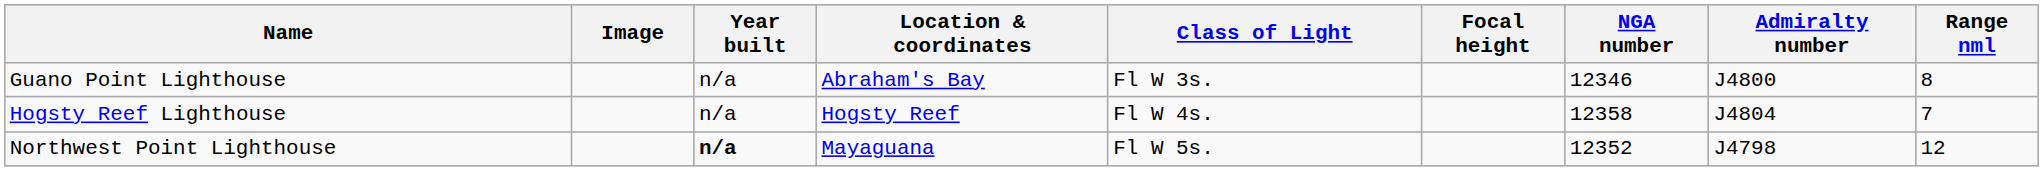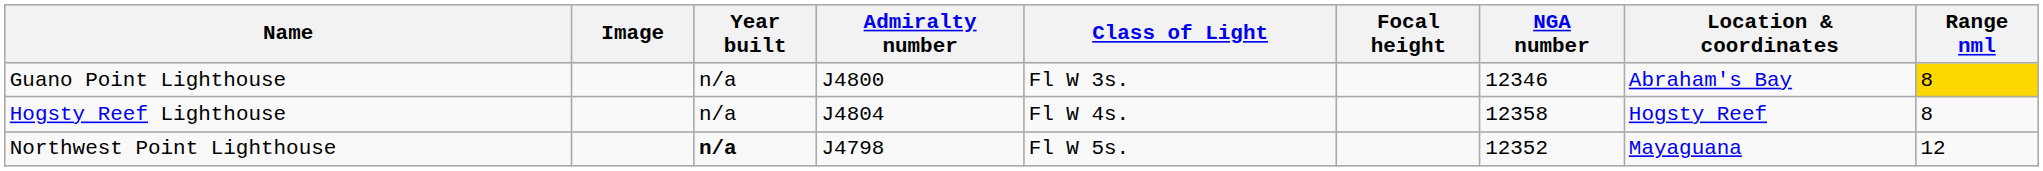columns swapped: (962, 34) <-> (1812, 34)
(1927, 80) no background -> (1927, 80) gold background
(1927, 114) 7 -> (1927, 114) 8
